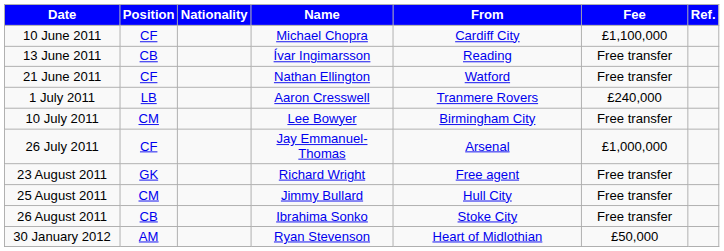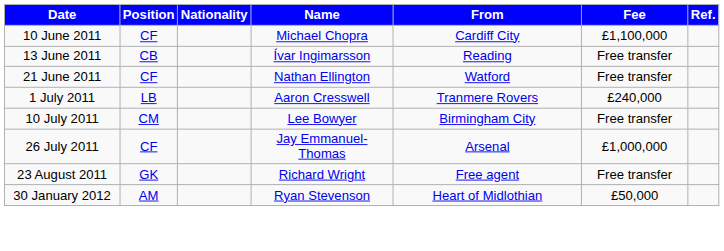- row: (62, 195)
- row: (62, 216)
